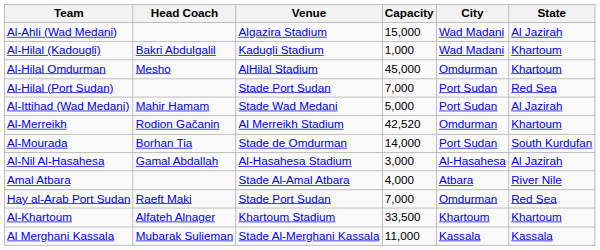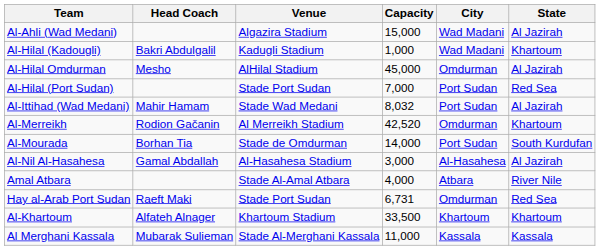(537, 69) Khartoum -> (537, 69) Al Jazirah
(399, 106) 5,000 -> (399, 106) 8,032
(399, 198) 7,000 -> (399, 198) 6,731
